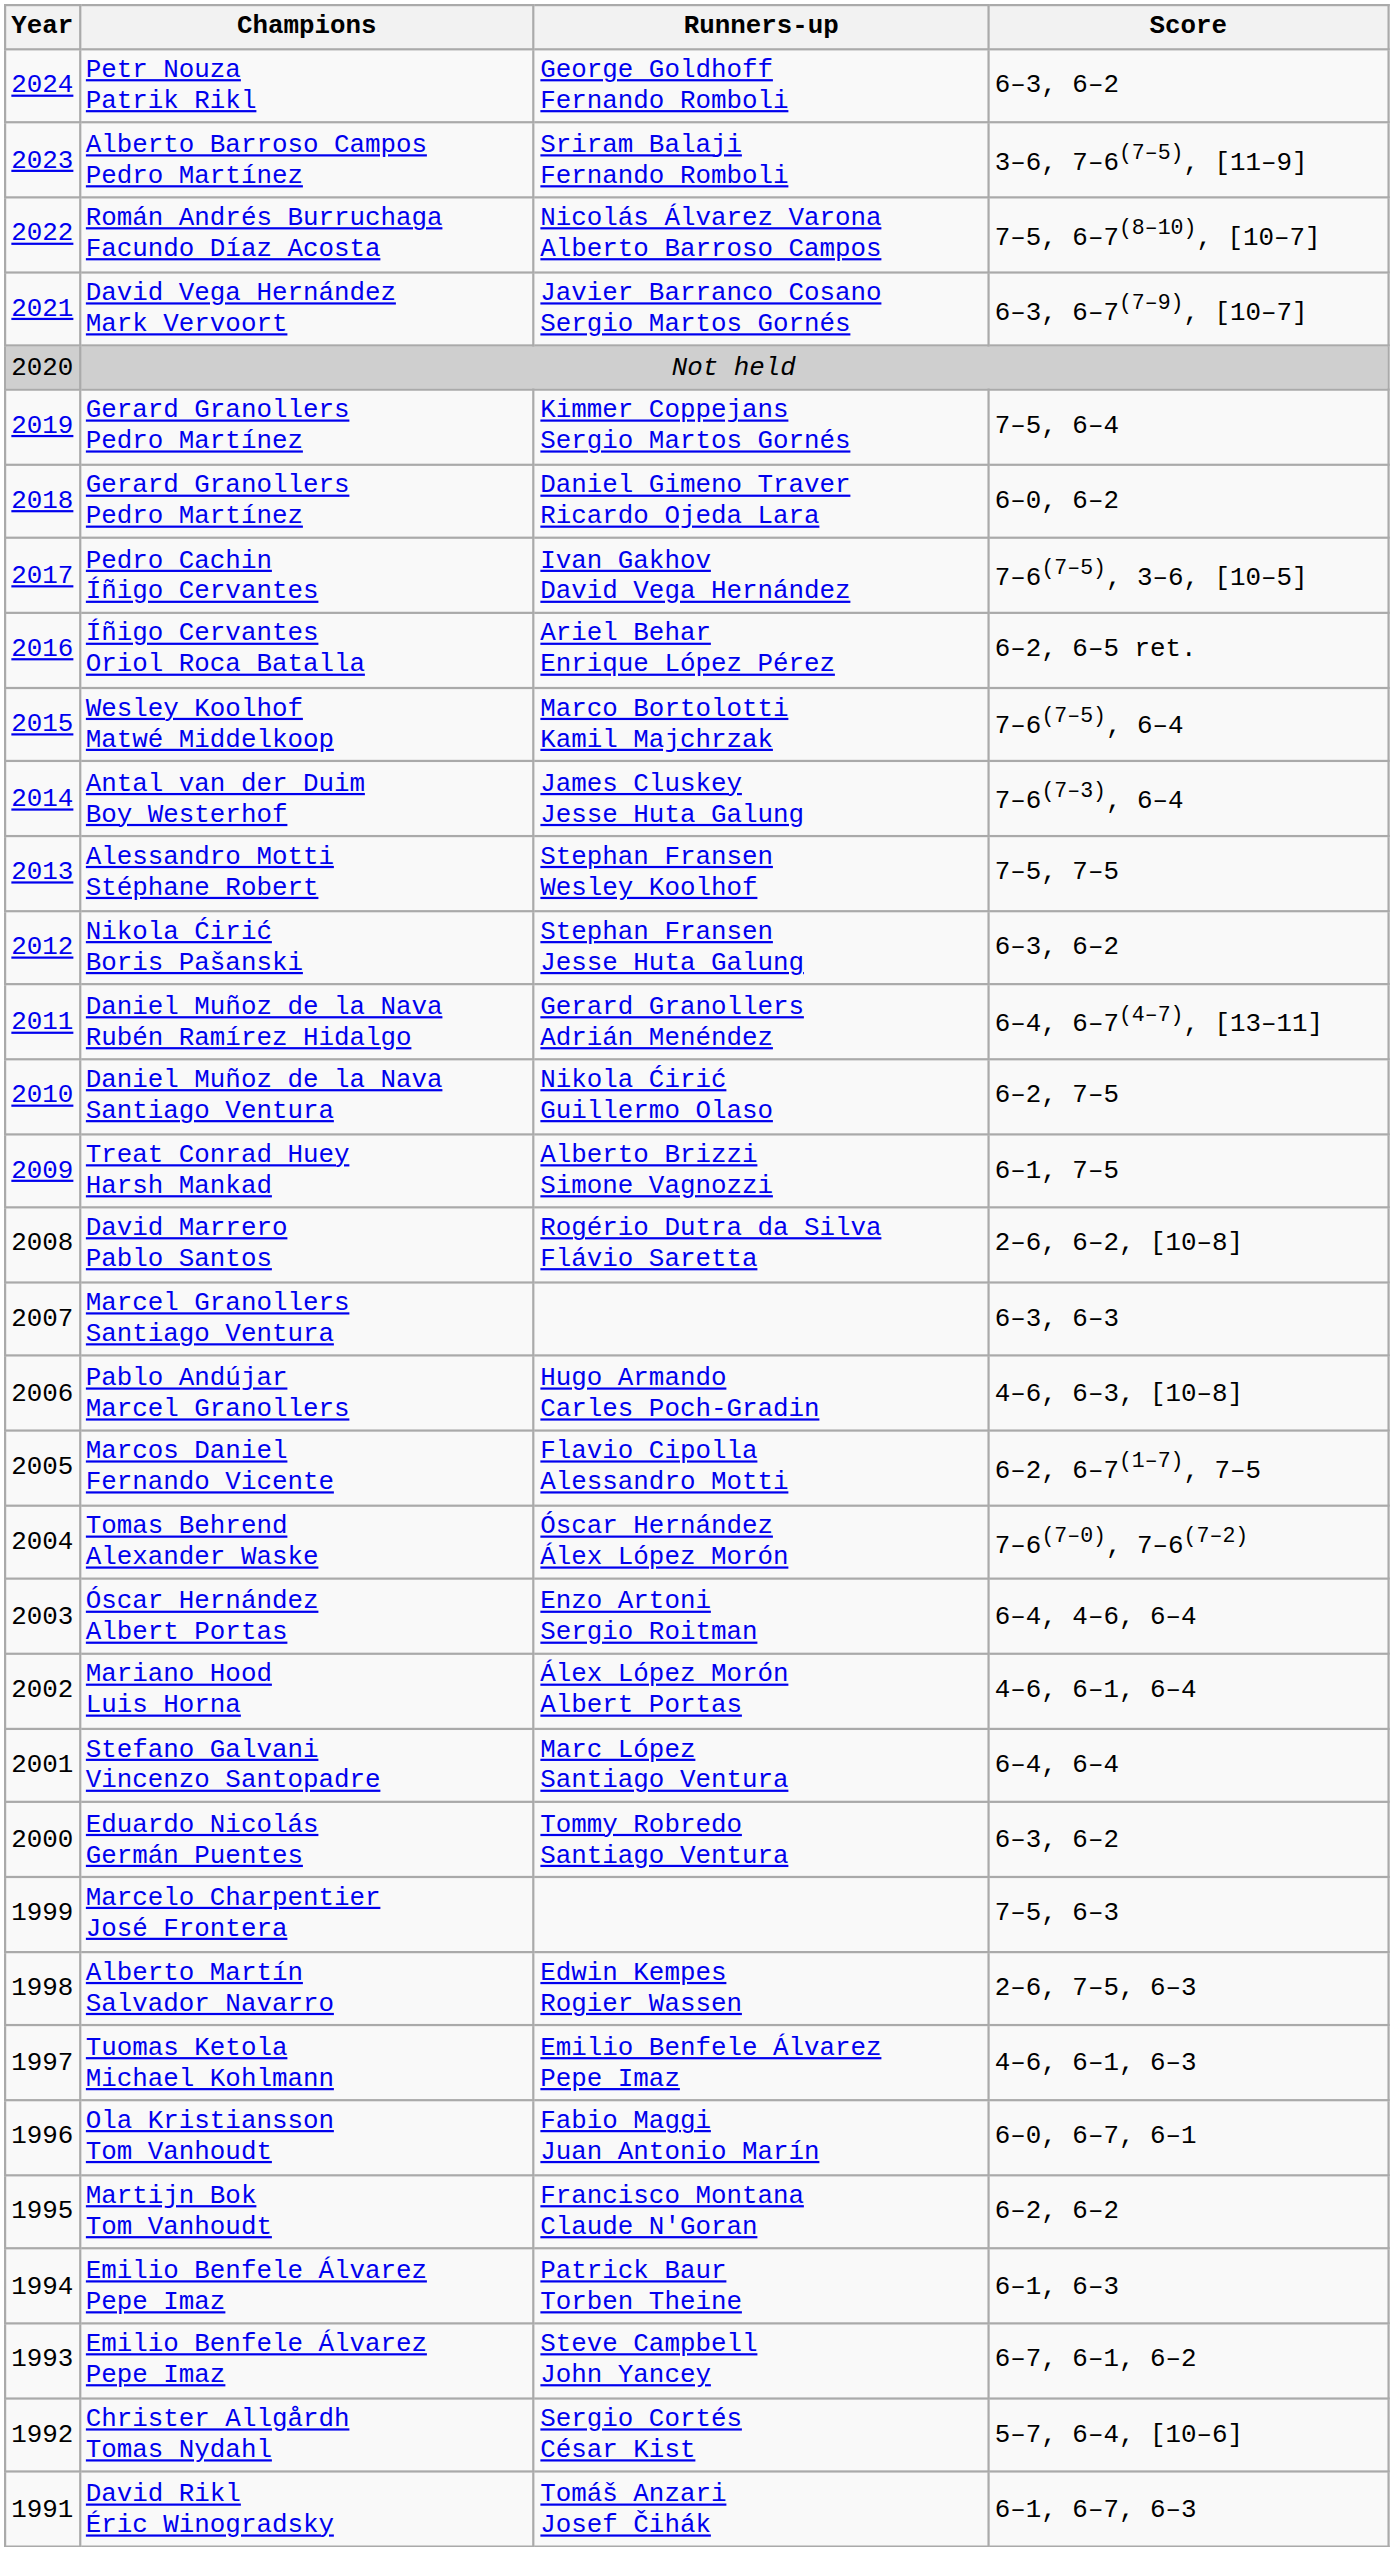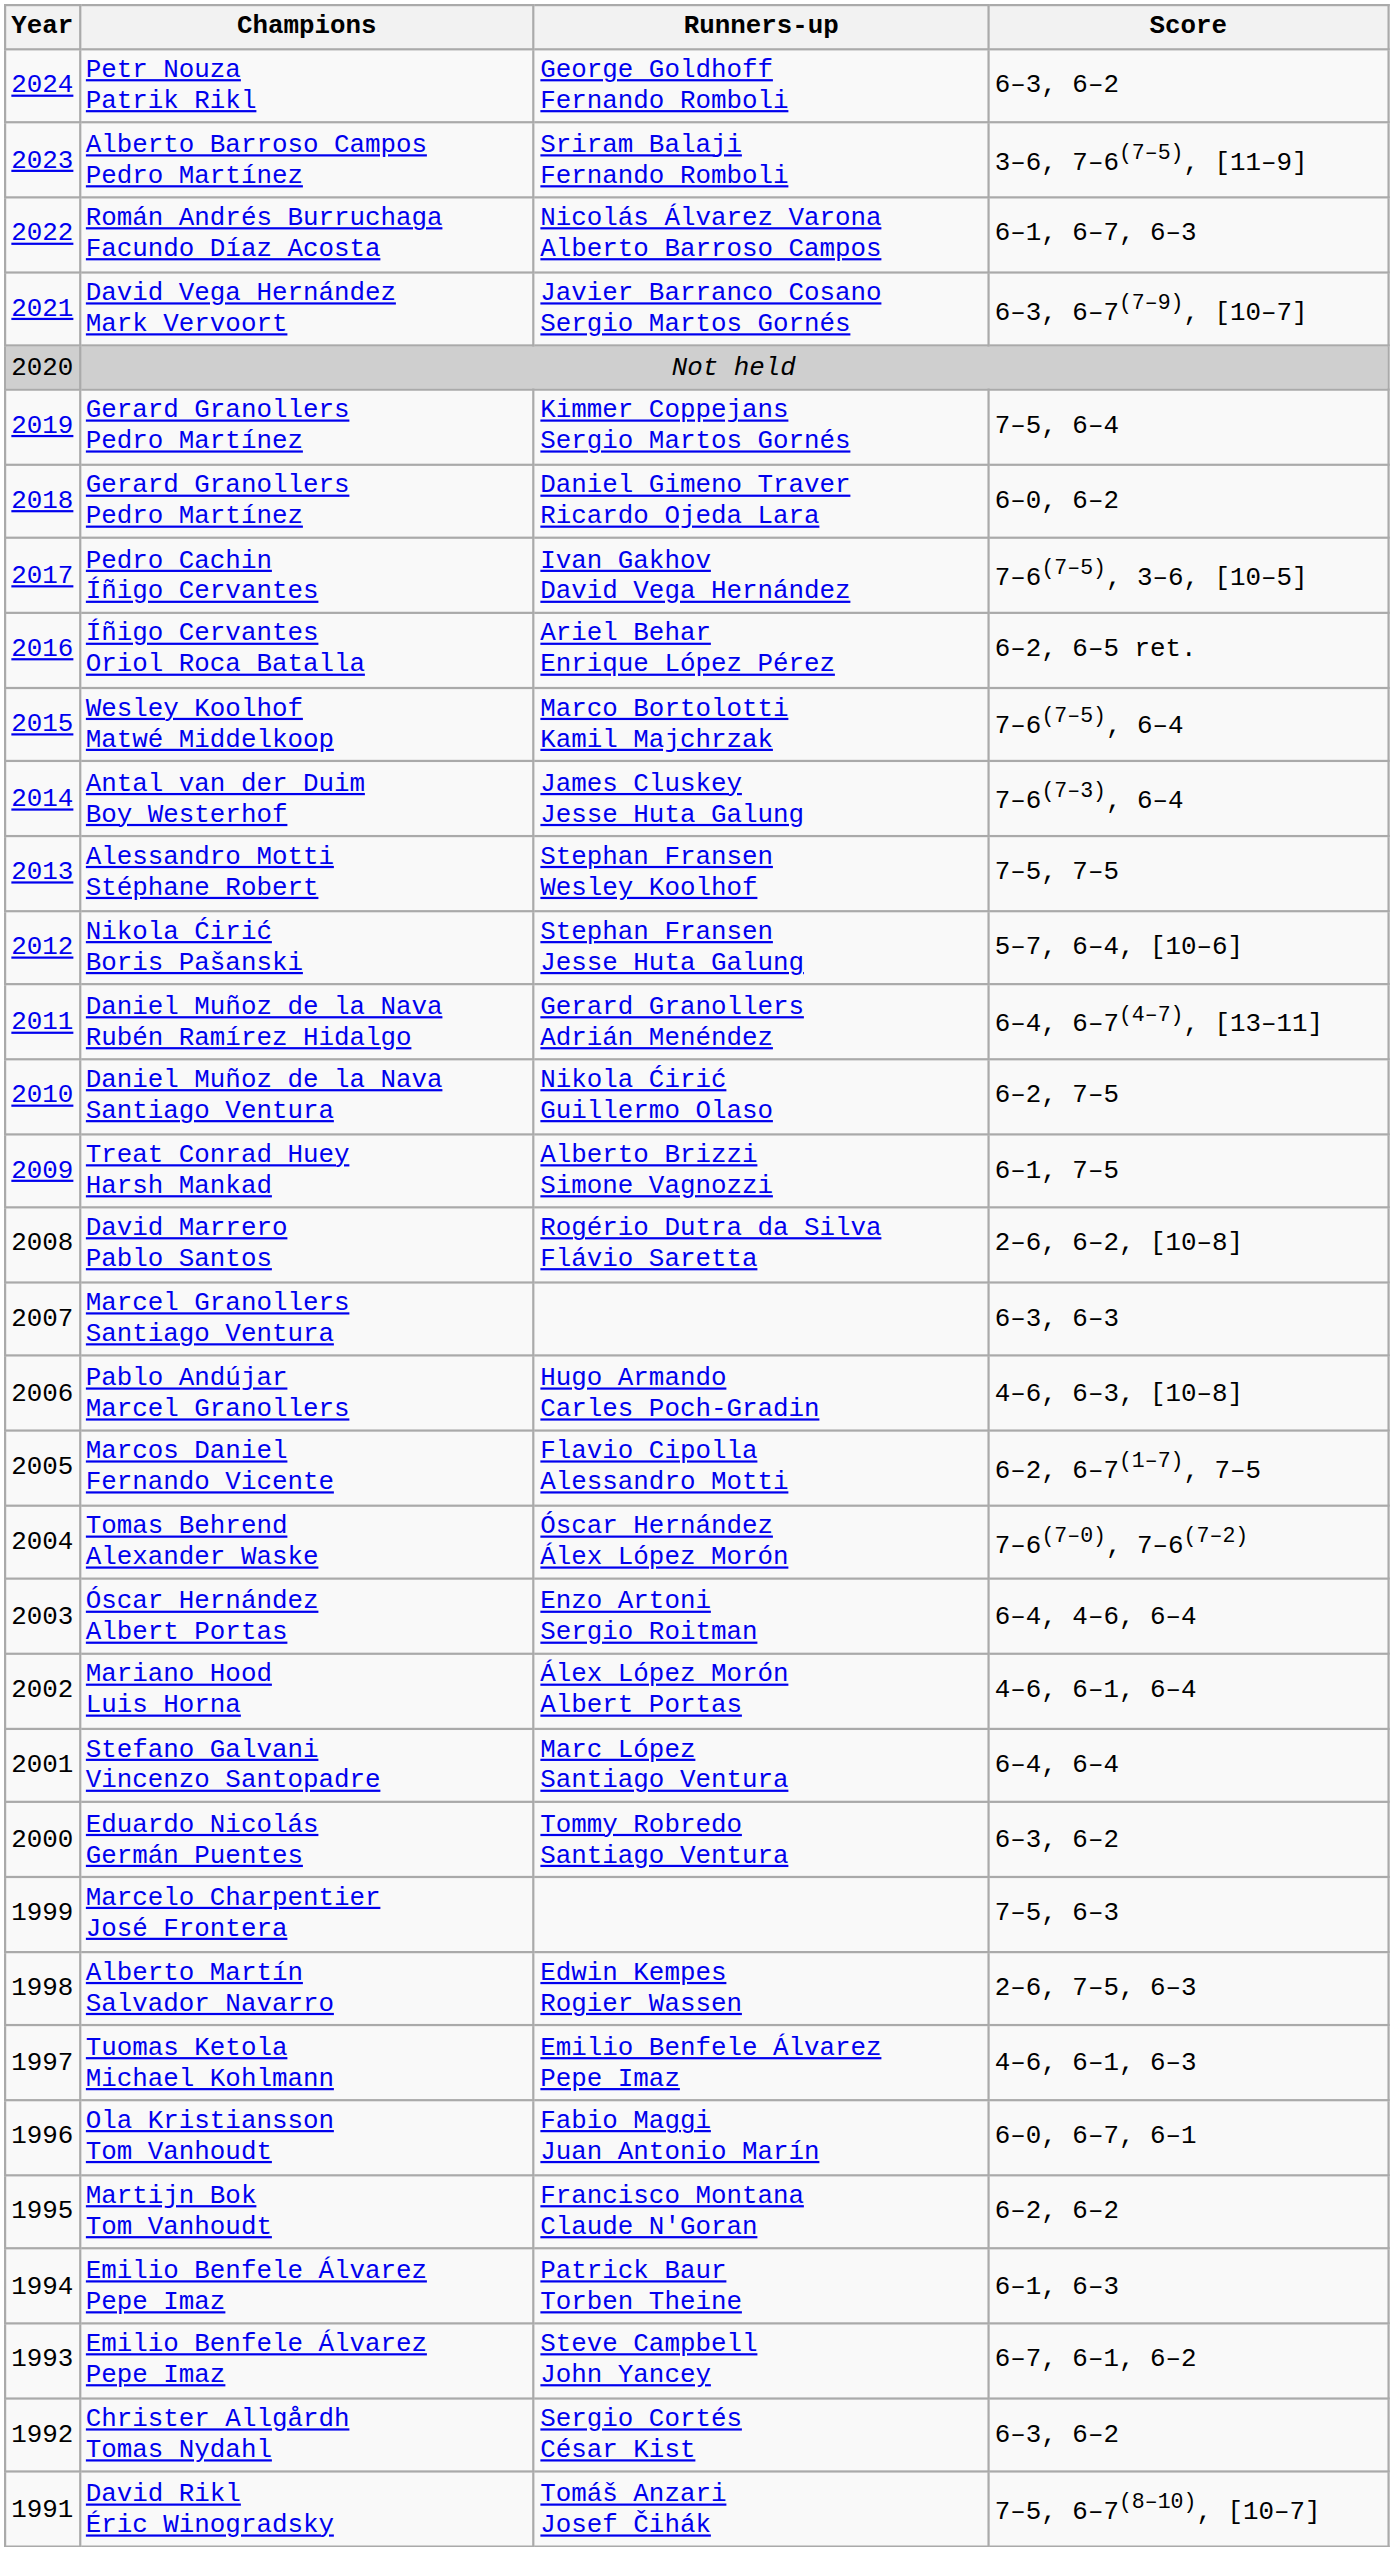(1158, 234) 7–5, 6–7(8–10), [10–7] -> (1096, 234) 6–1, 6–7, 6–3
(1057, 947) 6–3, 6–2 -> (1119, 947) 5–7, 6–4, [10–6]
(1119, 2435) 5–7, 6–4, [10–6] -> (1057, 2435) 6–3, 6–2
(1096, 2509) 6–1, 6–7, 6–3 -> (1158, 2509) 7–5, 6–7(8–10), [10–7]
